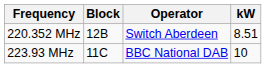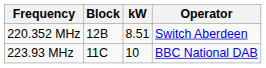columns swapped: (246, 14) <-> (177, 14)
